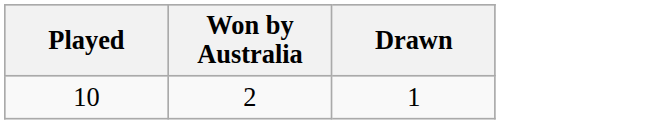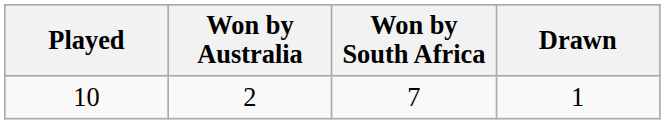+ column: (414, 40)
